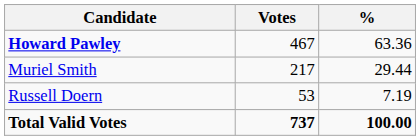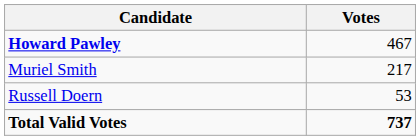- column: (367, 17)
